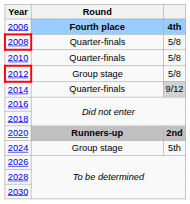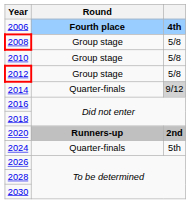(98, 42) Quarter-finals -> (98, 42) Group stage
(97, 58) Quarter-finals -> (97, 58) Group stage
(97, 148) Group stage -> (97, 148) Quarter-finals
